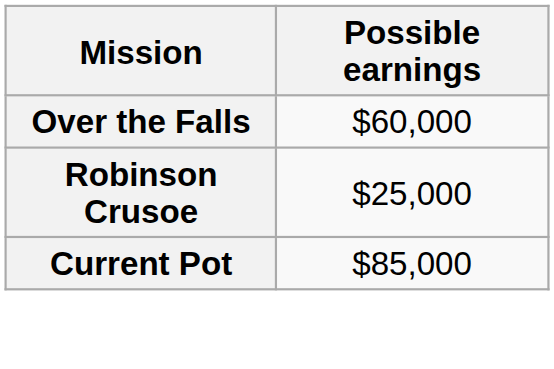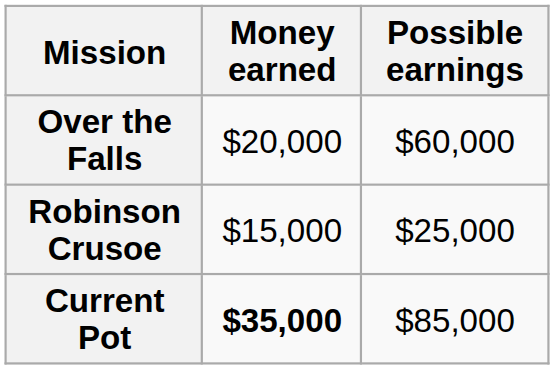+ column: (282, 51)
